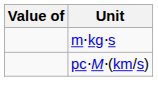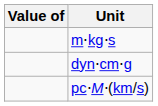+ row: (101, 64)
